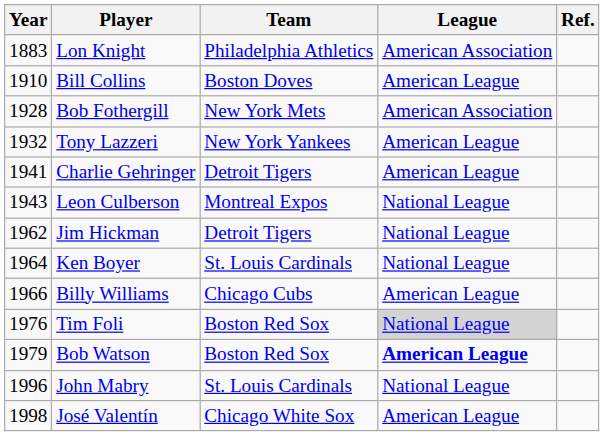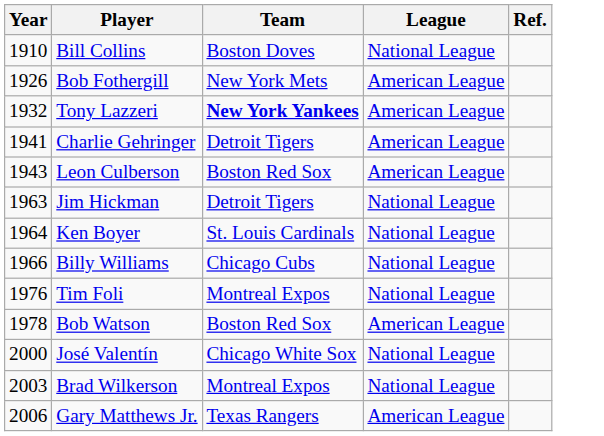- row: (101, 50)
(451, 80) American League -> (431, 50) National League
(28, 111) 1928 -> (28, 80) 1926
(467, 111) American Association -> (436, 80) American League
(277, 141) normal -> (283, 111) bold
(266, 202) Montreal Expos -> (269, 171) Boston Red Sox
(446, 202) National League -> (436, 171) American League
(28, 232) 1962 -> (28, 202) 1963
(451, 293) American League -> (431, 263) National League
(267, 324) Boston Red Sox -> (268, 293) Montreal Expos
(446, 324) lightgrey background -> (431, 293) no background
(28, 354) 1979 -> (28, 324) 1978
(455, 354) bold -> (436, 324) normal
- row: (102, 385)
(28, 415) 1998 -> (28, 354) 2000
(451, 415) American League -> (431, 354) National League
+ row: (117, 385)
+ row: (127, 415)
